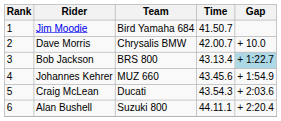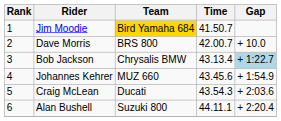(156, 28) no background -> (156, 28) gold background
(152, 44) Chrysalis BMW -> (138, 44) BRS 800
(138, 60) BRS 800 -> (152, 60) Chrysalis BMW
